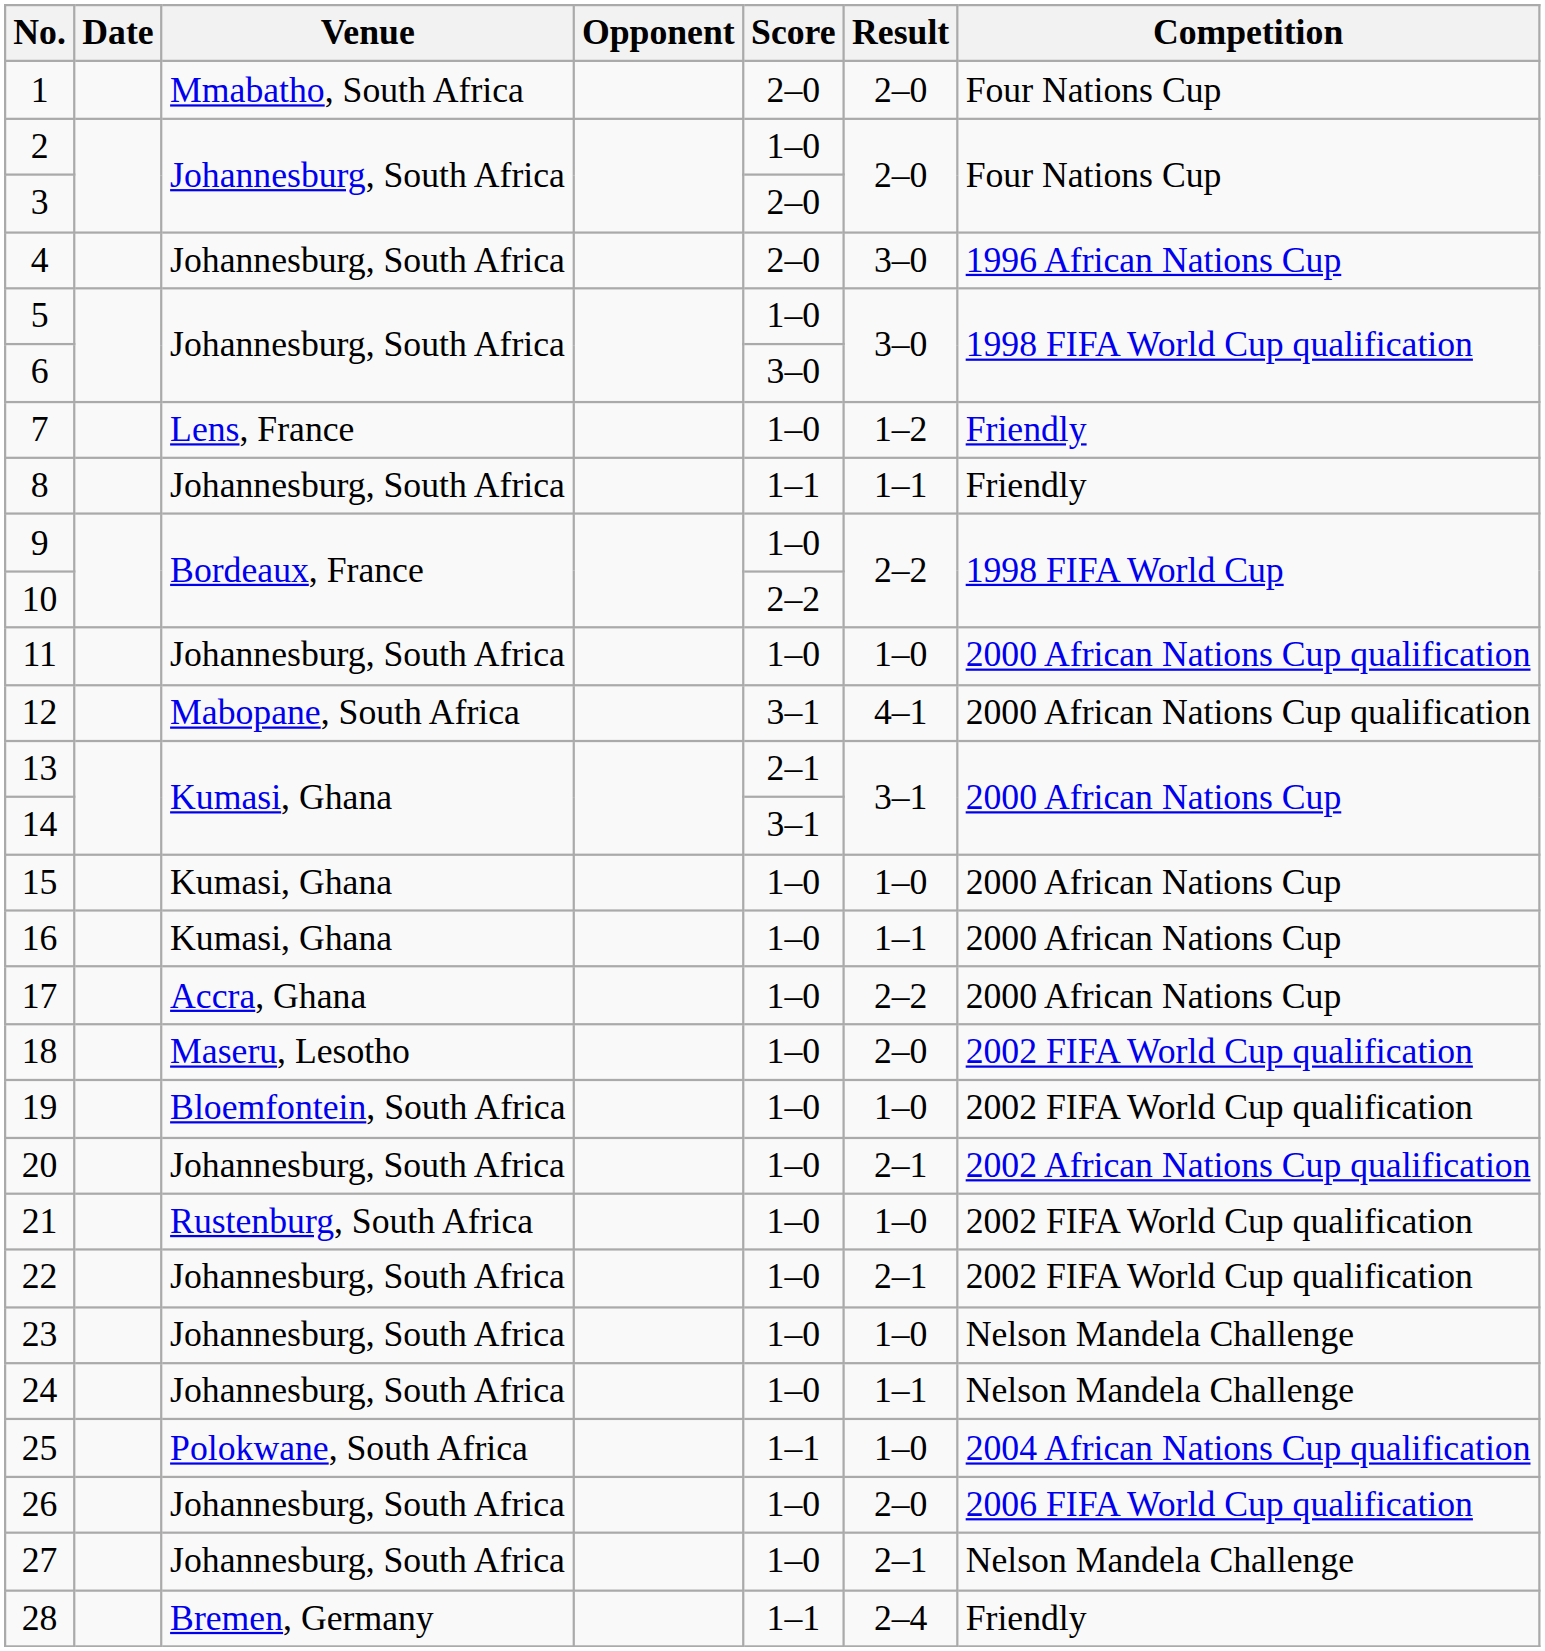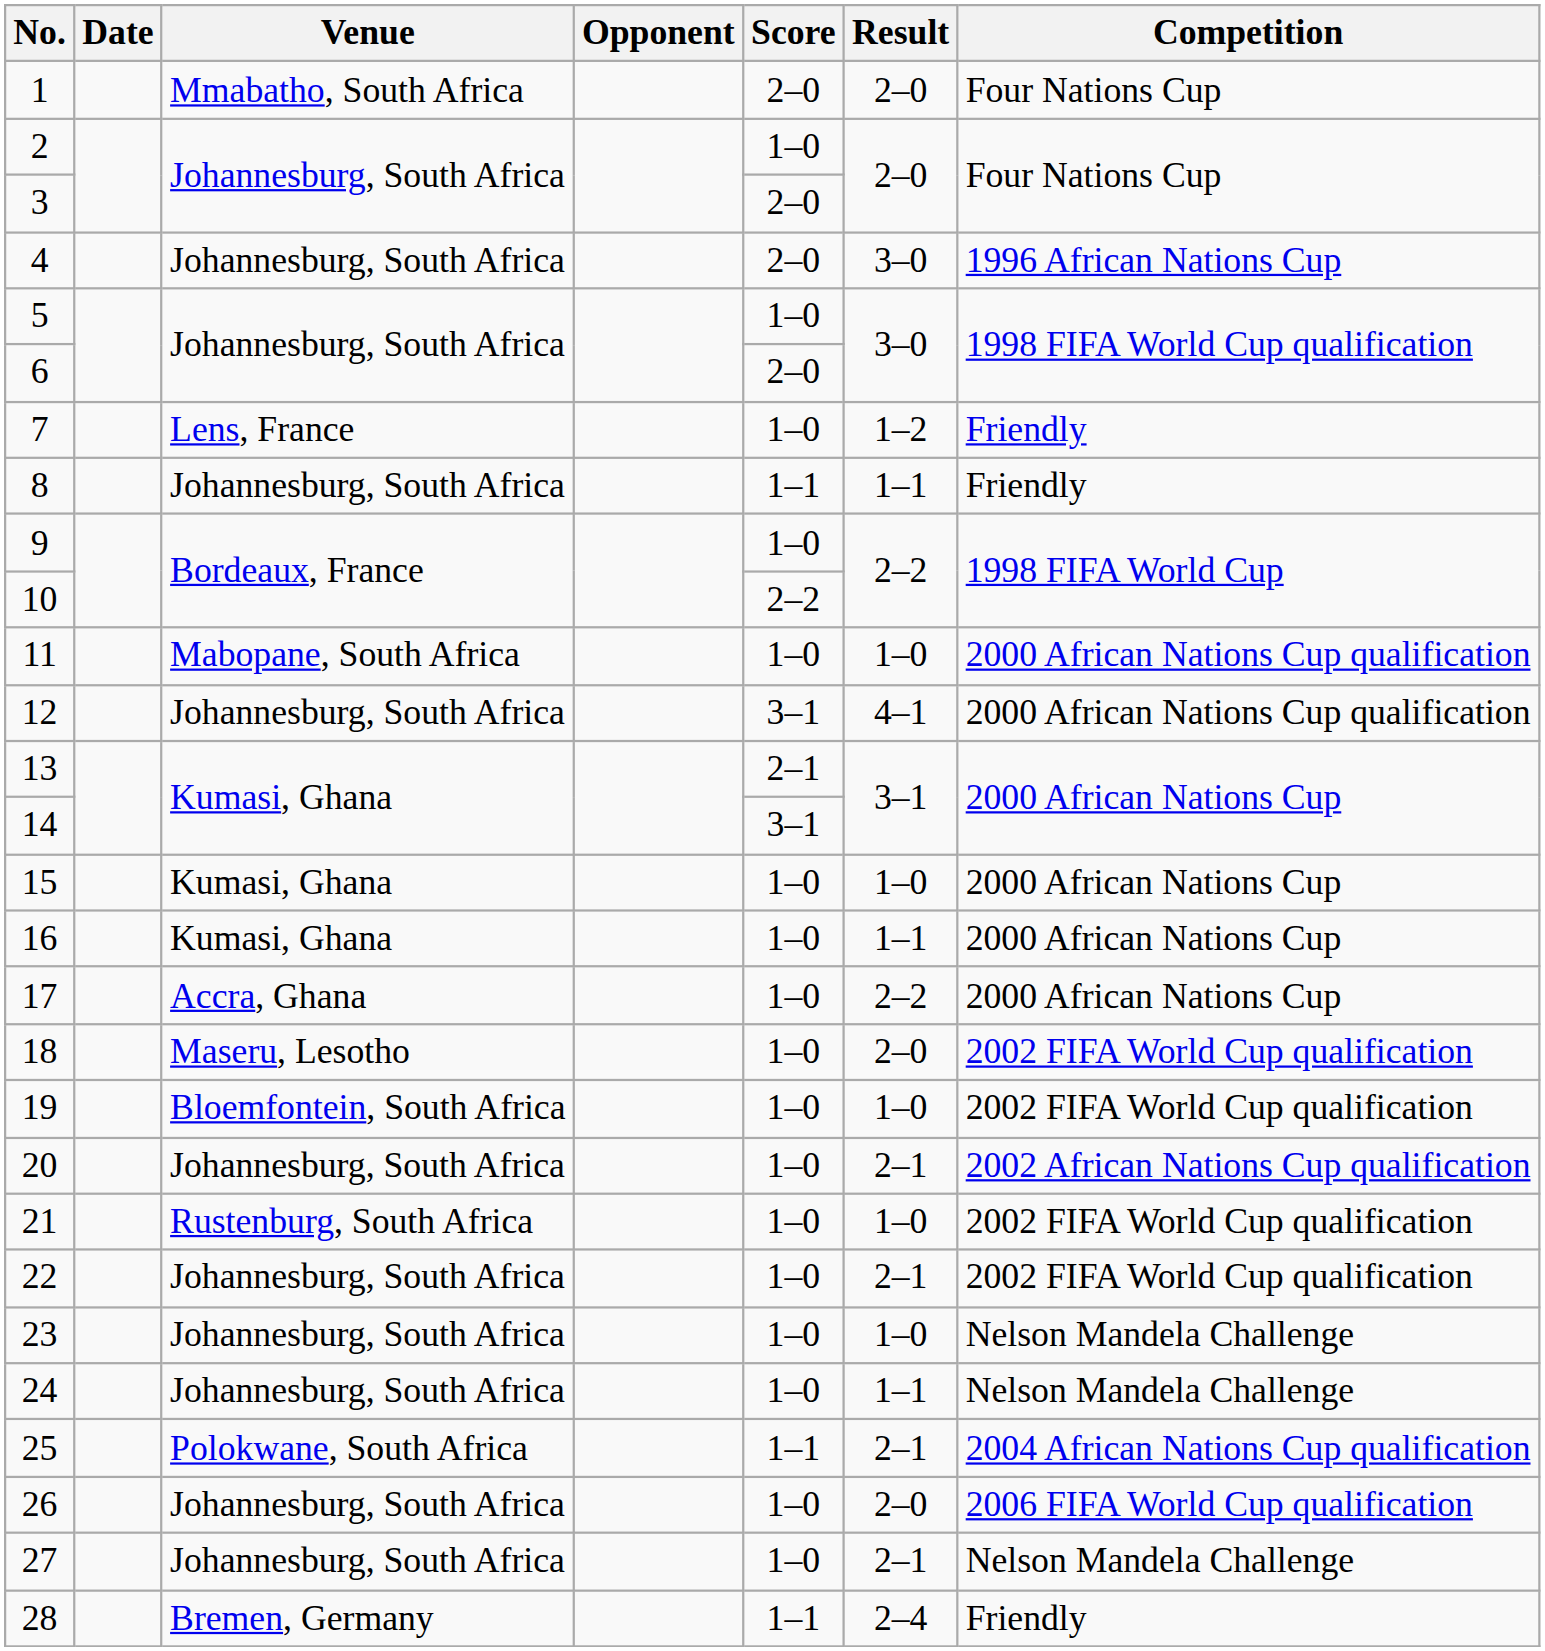(793, 372) 3–0 -> (793, 372) 2–0
(367, 655) Johannesburg, South Africa -> (345, 655) Mabopane, South Africa
(345, 711) Mabopane, South Africa -> (367, 711) Johannesburg, South Africa
(901, 1447) 1–0 -> (901, 1447) 2–1
